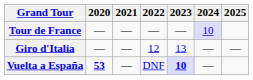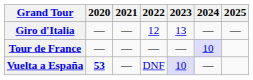rows swapped: (45, 48) <-> (45, 30)
(181, 65) bold -> (181, 65) normal
